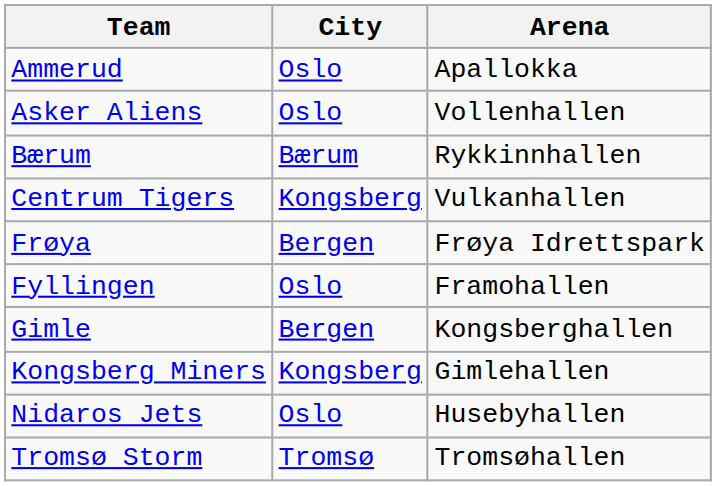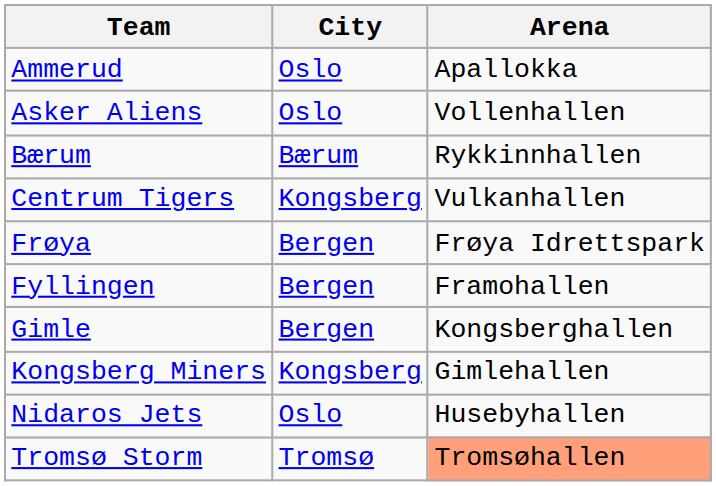(310, 286) Oslo -> (326, 286) Bergen
(530, 459) no background -> (530, 459) lightsalmon background
